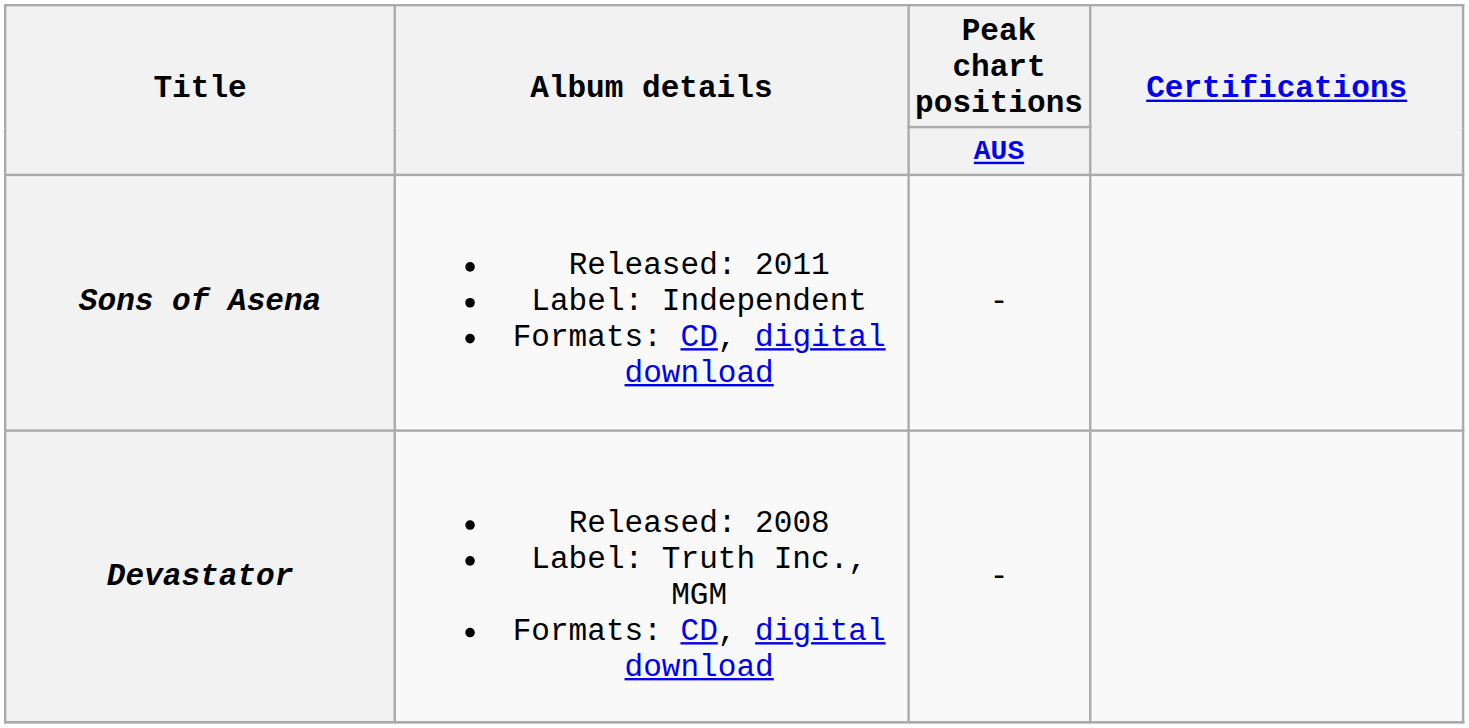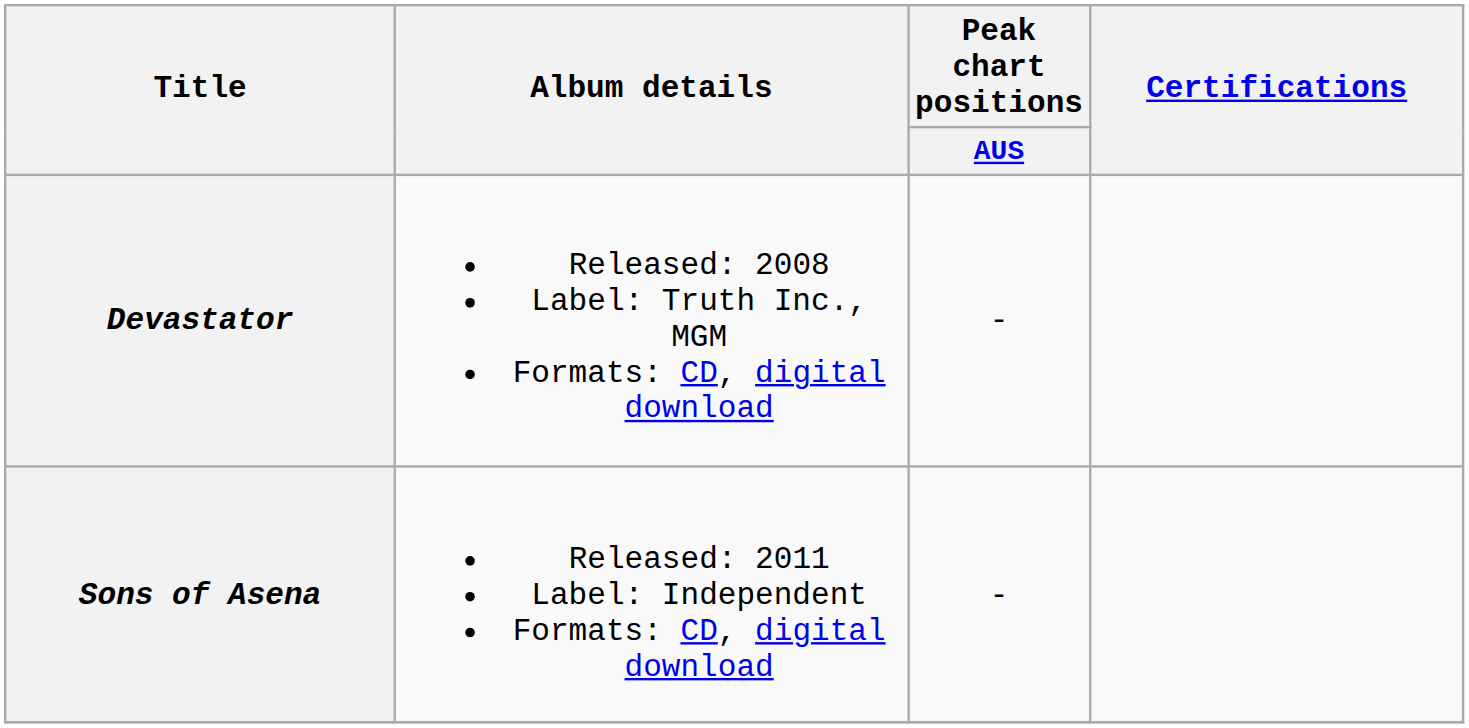rows swapped: (200, 577) <-> (200, 303)
